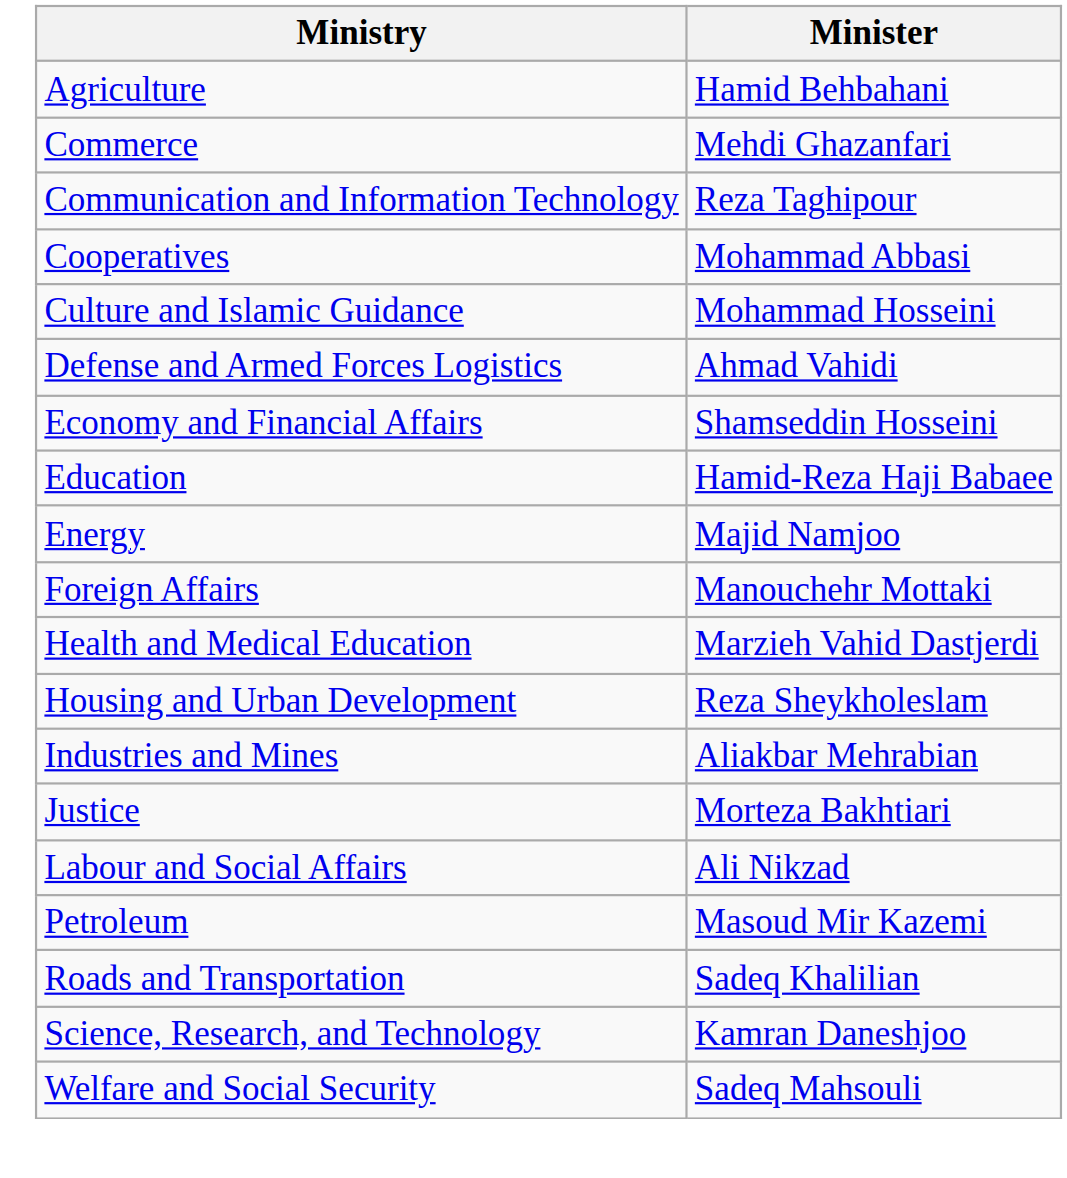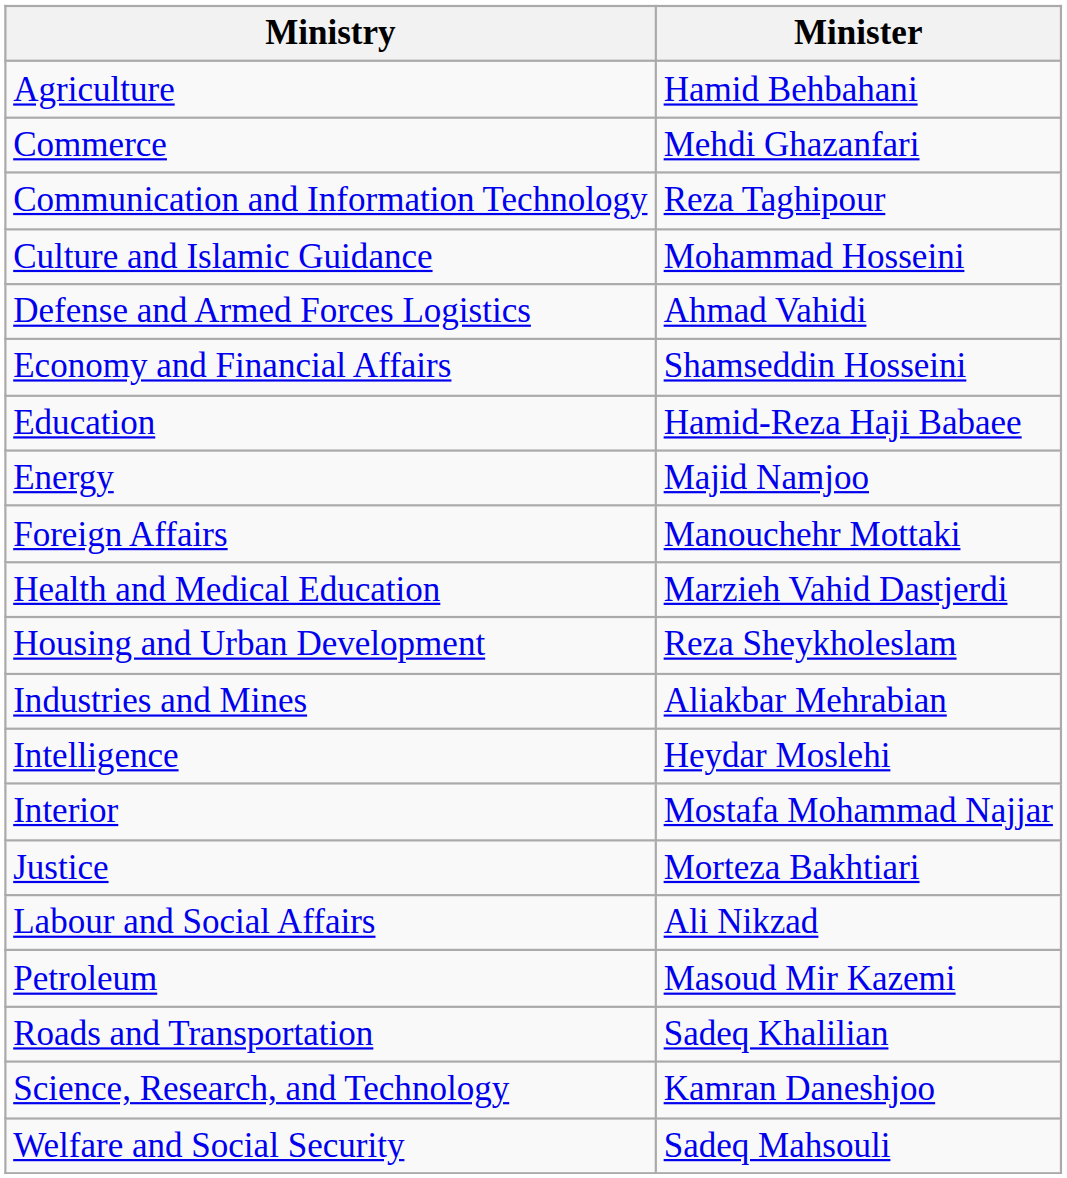- row: (137, 255)
+ row: (96, 755)
+ row: (66, 811)
